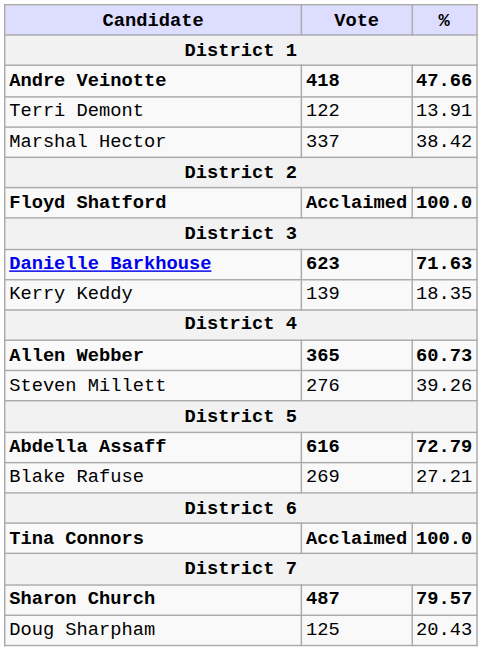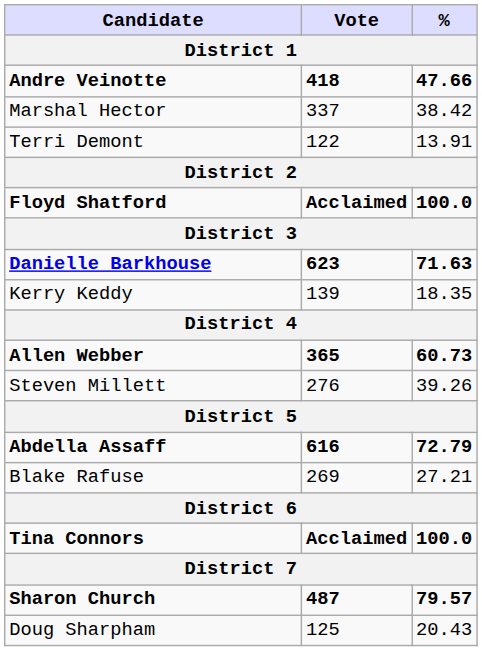rows swapped: (88, 142) <-> (77, 112)
